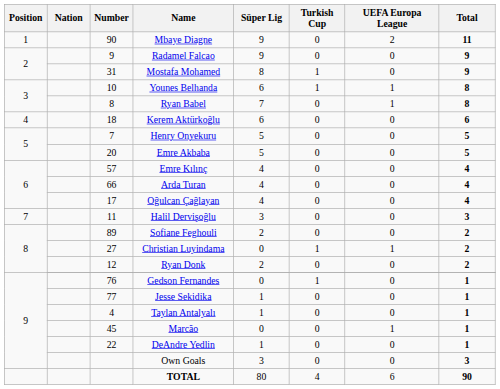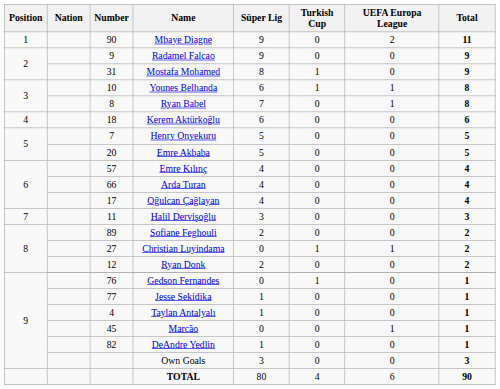(112, 345) 22 -> (112, 345) 82
